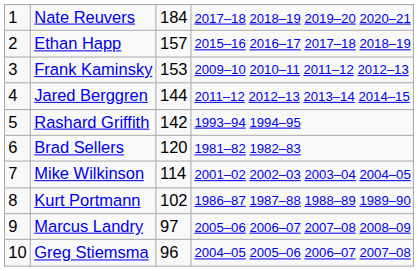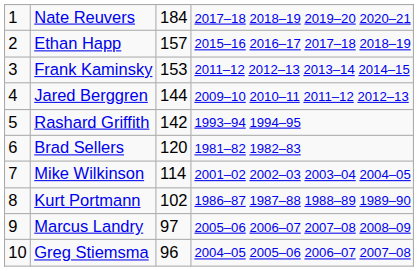(302, 70) 2009–10 2010–11 2011–12 2012–13 -> (302, 70) 2011–12 2012–13 2013–14 2014–15
(302, 96) 2011–12 2012–13 2013–14 2014–15 -> (302, 96) 2009–10 2010–11 2011–12 2012–13
